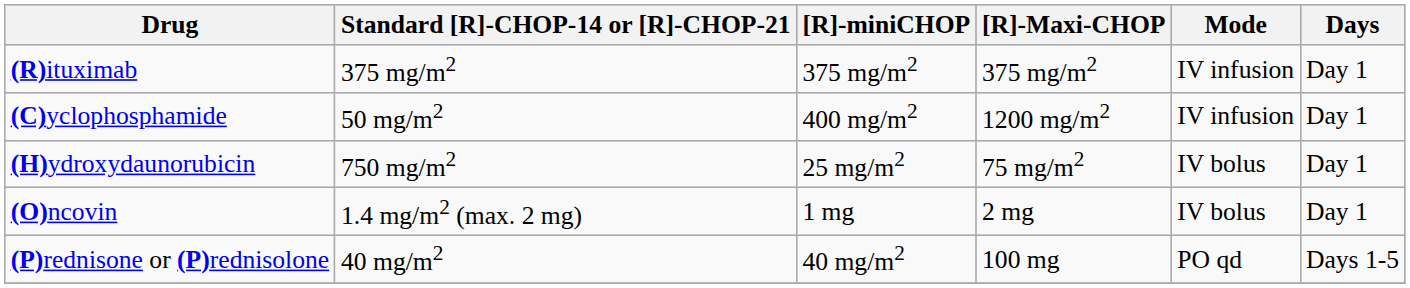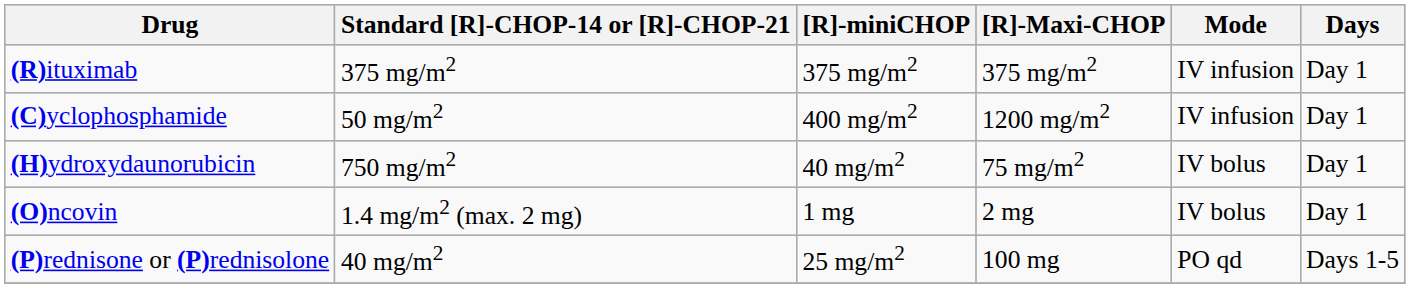(854, 163) 25 mg/m2 -> (854, 163) 40 mg/m2
(854, 258) 40 mg/m2 -> (854, 258) 25 mg/m2
